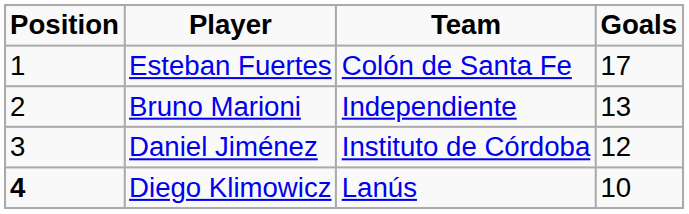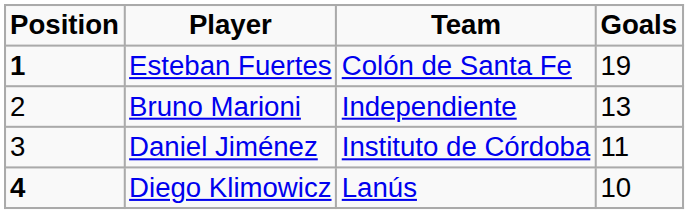(18, 66) normal -> (18, 66) bold
(616, 66) 17 -> (616, 66) 19
(616, 147) 12 -> (615, 147) 11
